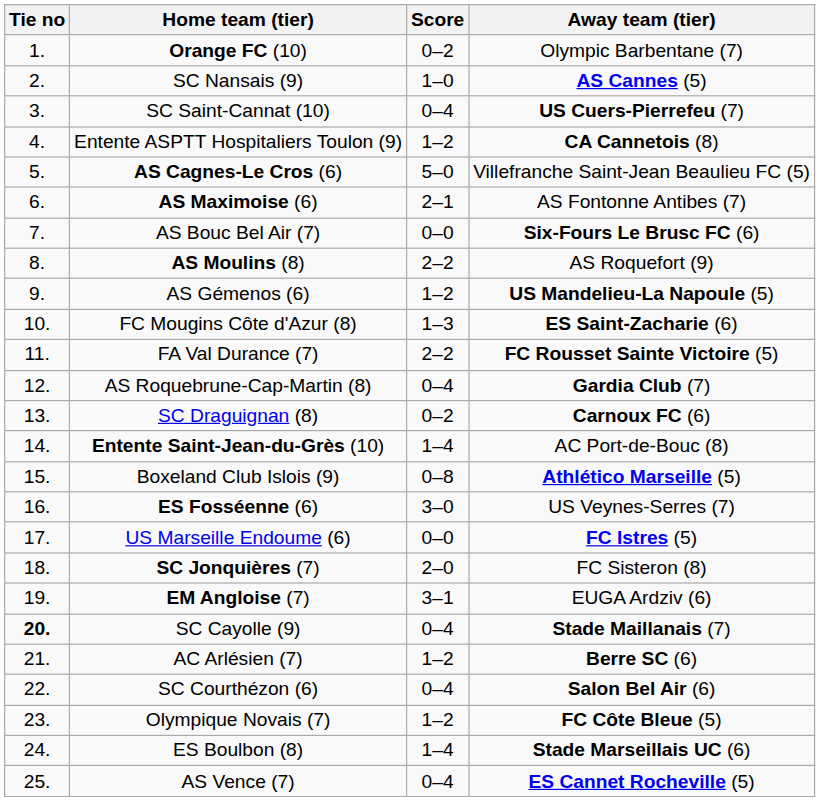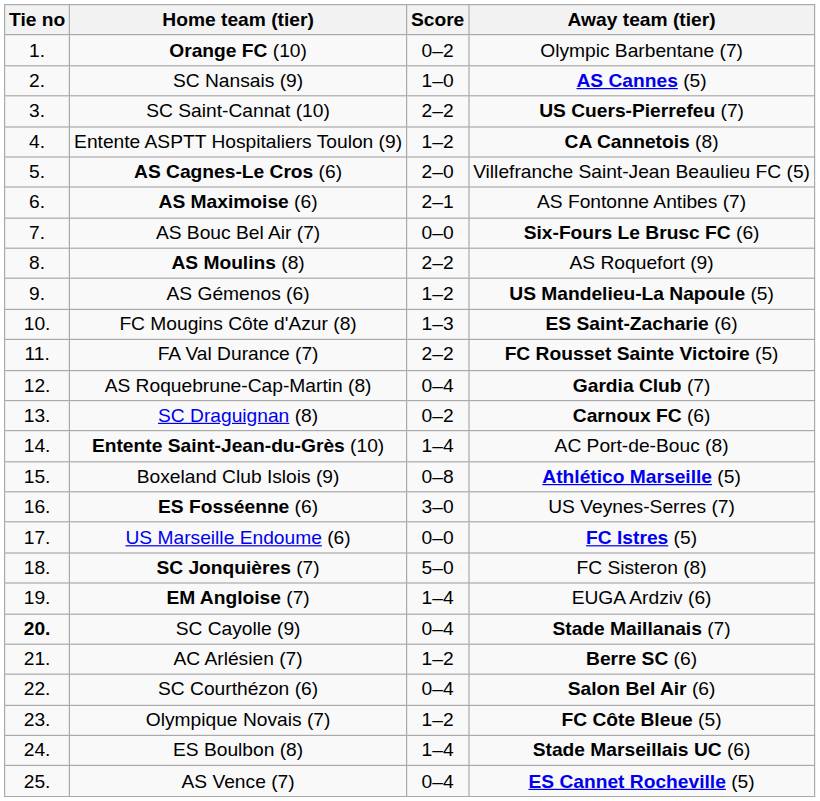(438, 111) 0–4 -> (438, 111) 2–2
(438, 171) 5–0 -> (438, 171) 2–0
(438, 567) 2–0 -> (438, 567) 5–0
(438, 598) 3–1 -> (438, 598) 1–4
